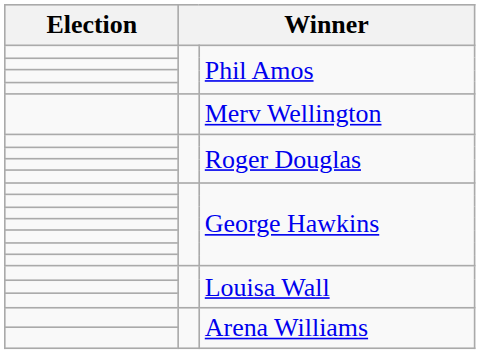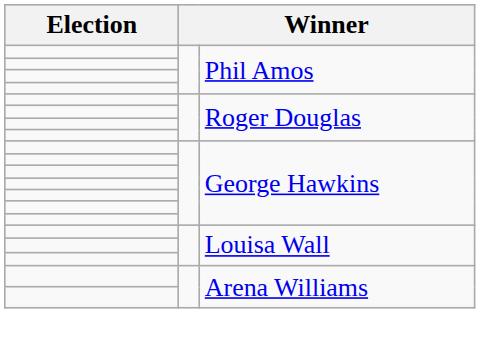- row: (92, 114)
